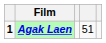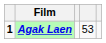(88, 30) 51 -> (88, 30) 53
